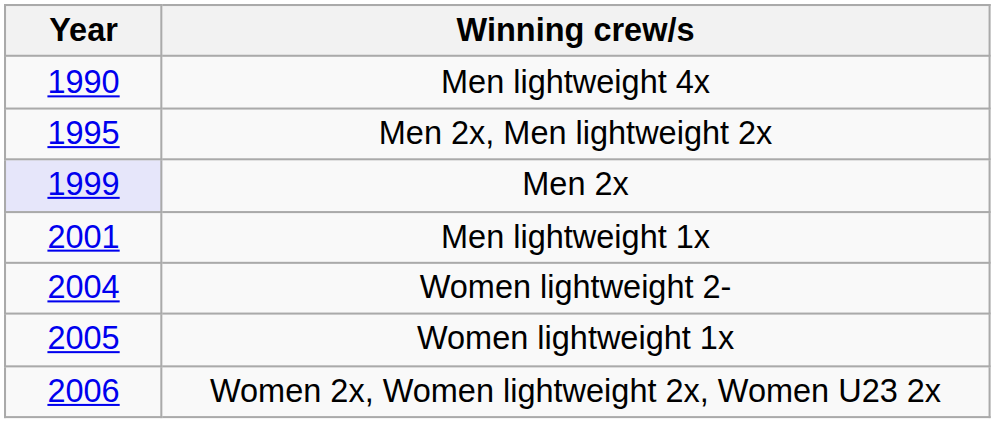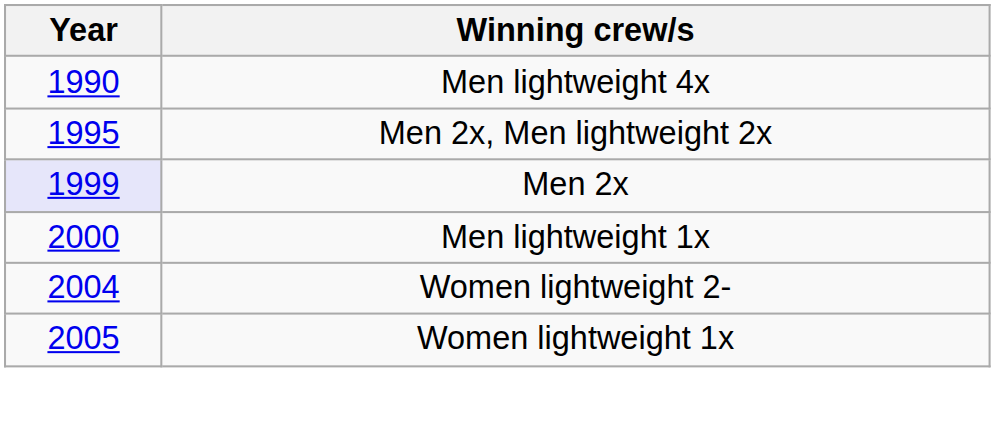(84, 236) 2001 -> (84, 236) 2000
- row: (576, 390)
